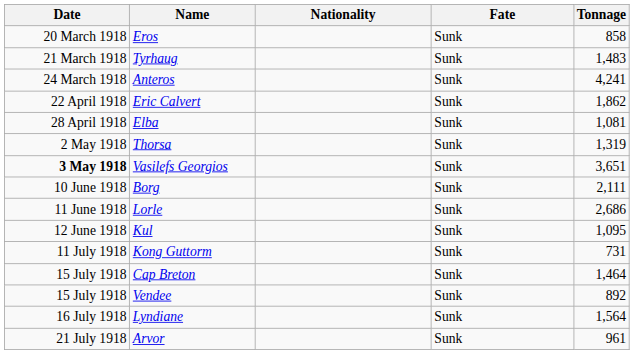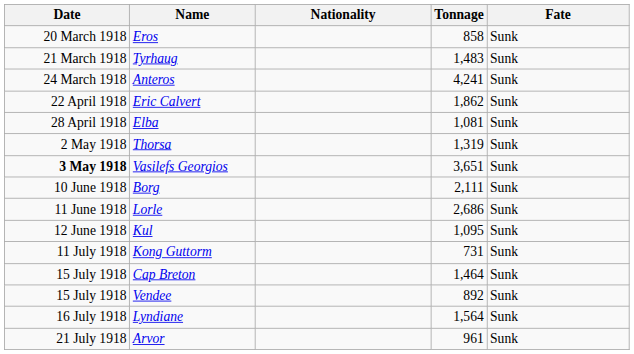columns swapped: (601, 15) <-> (502, 15)
